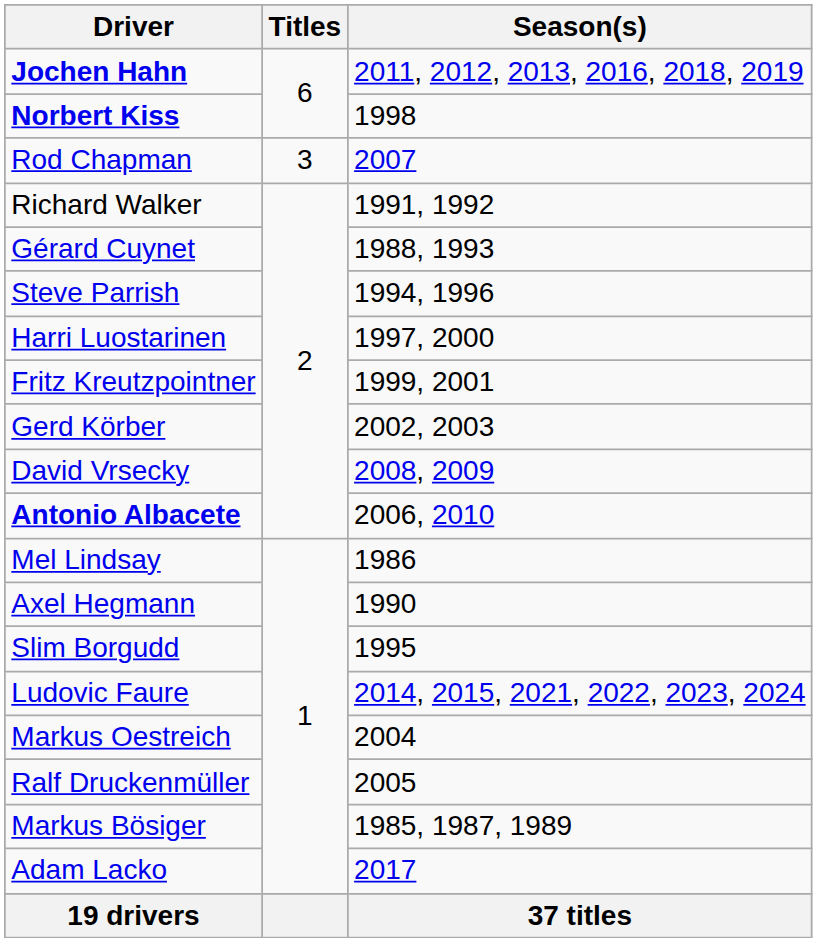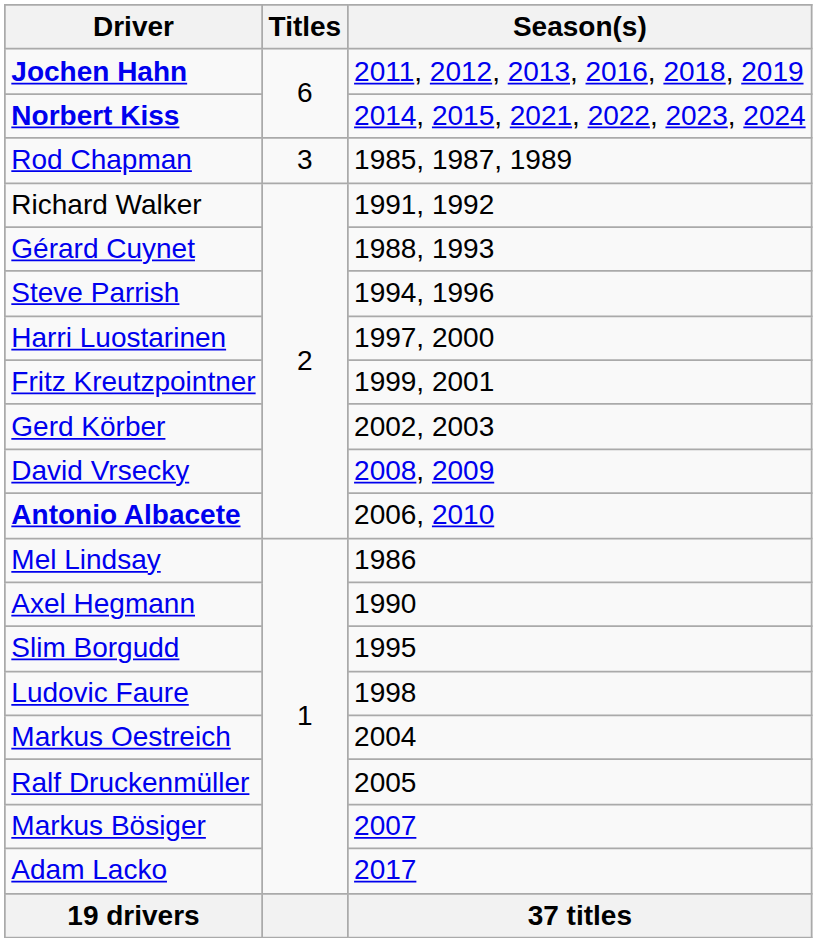(385, 115) 1998 -> (580, 115) 2014, 2015, 2021, 2022, 2023, 2024
(385, 159) 2007 -> (463, 159) 1985, 1987, 1989
(580, 692) 2014, 2015, 2021, 2022, 2023, 2024 -> (385, 692) 1998
(463, 826) 1985, 1987, 1989 -> (385, 826) 2007
